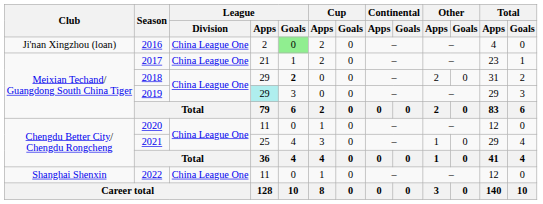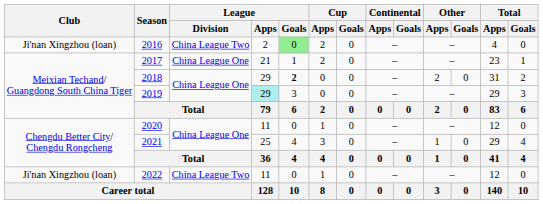(210, 45) China League One -> (211, 45) China League Two
(69, 175) Shanghai Shenxin -> (69, 175) Ji'nan Xingzhou (loan)
(210, 175) China League One -> (211, 175) China League Two
